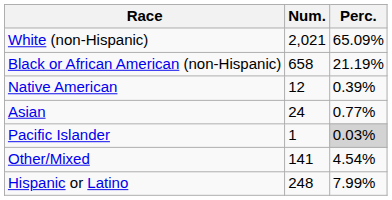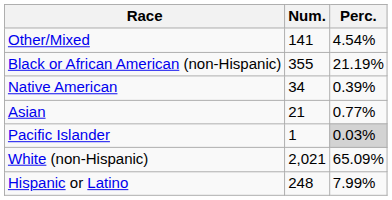rows swapped: (78, 40) <-> (49, 159)
(301, 64) 658 -> (301, 64) 355
(297, 87) 12 -> (297, 87) 34
(297, 111) 24 -> (297, 111) 21
